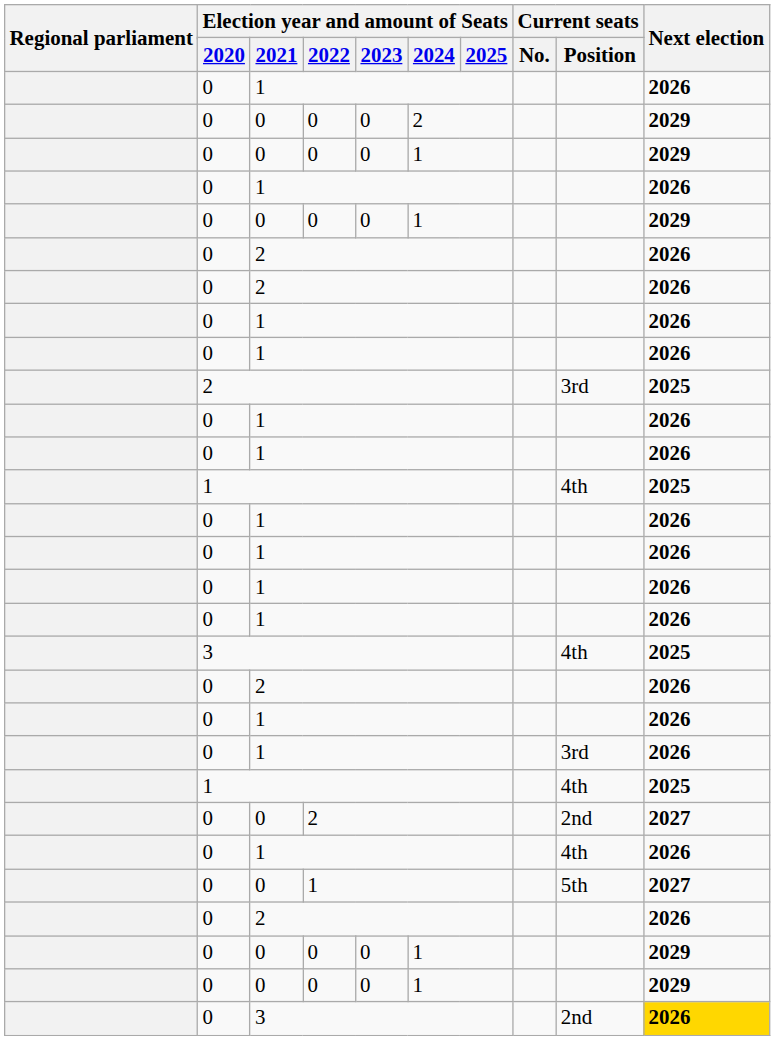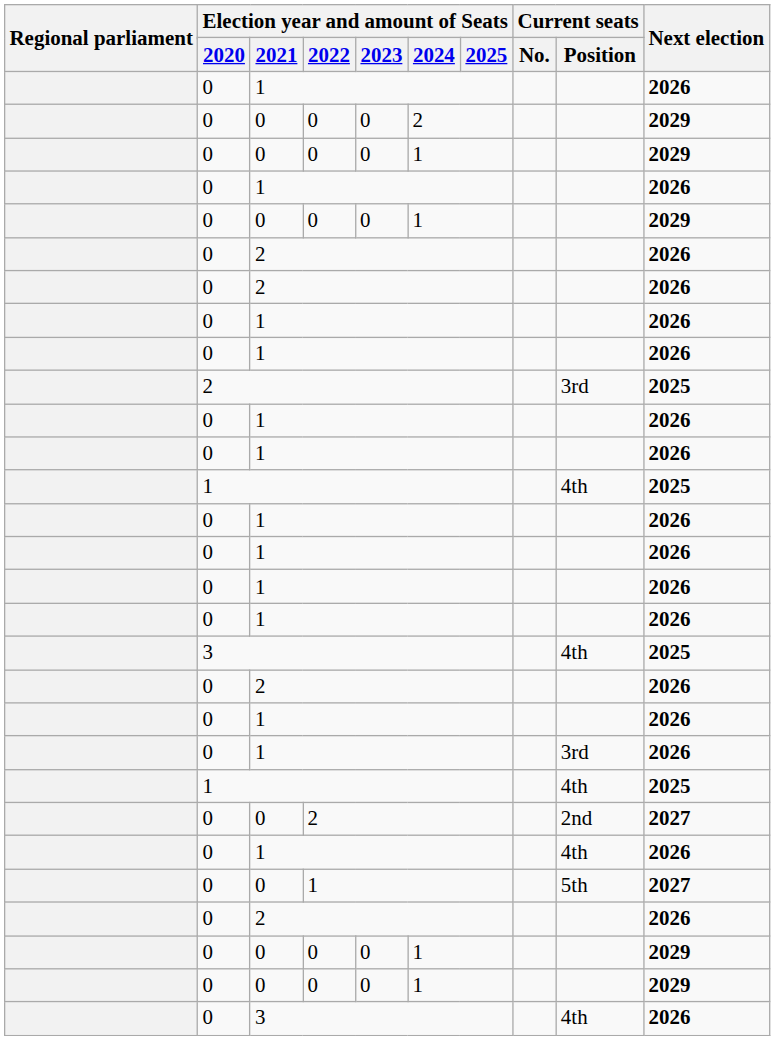(577, 1018) 2nd -> (574, 1018) 4th
(669, 1018) gold background -> (669, 1018) no background
